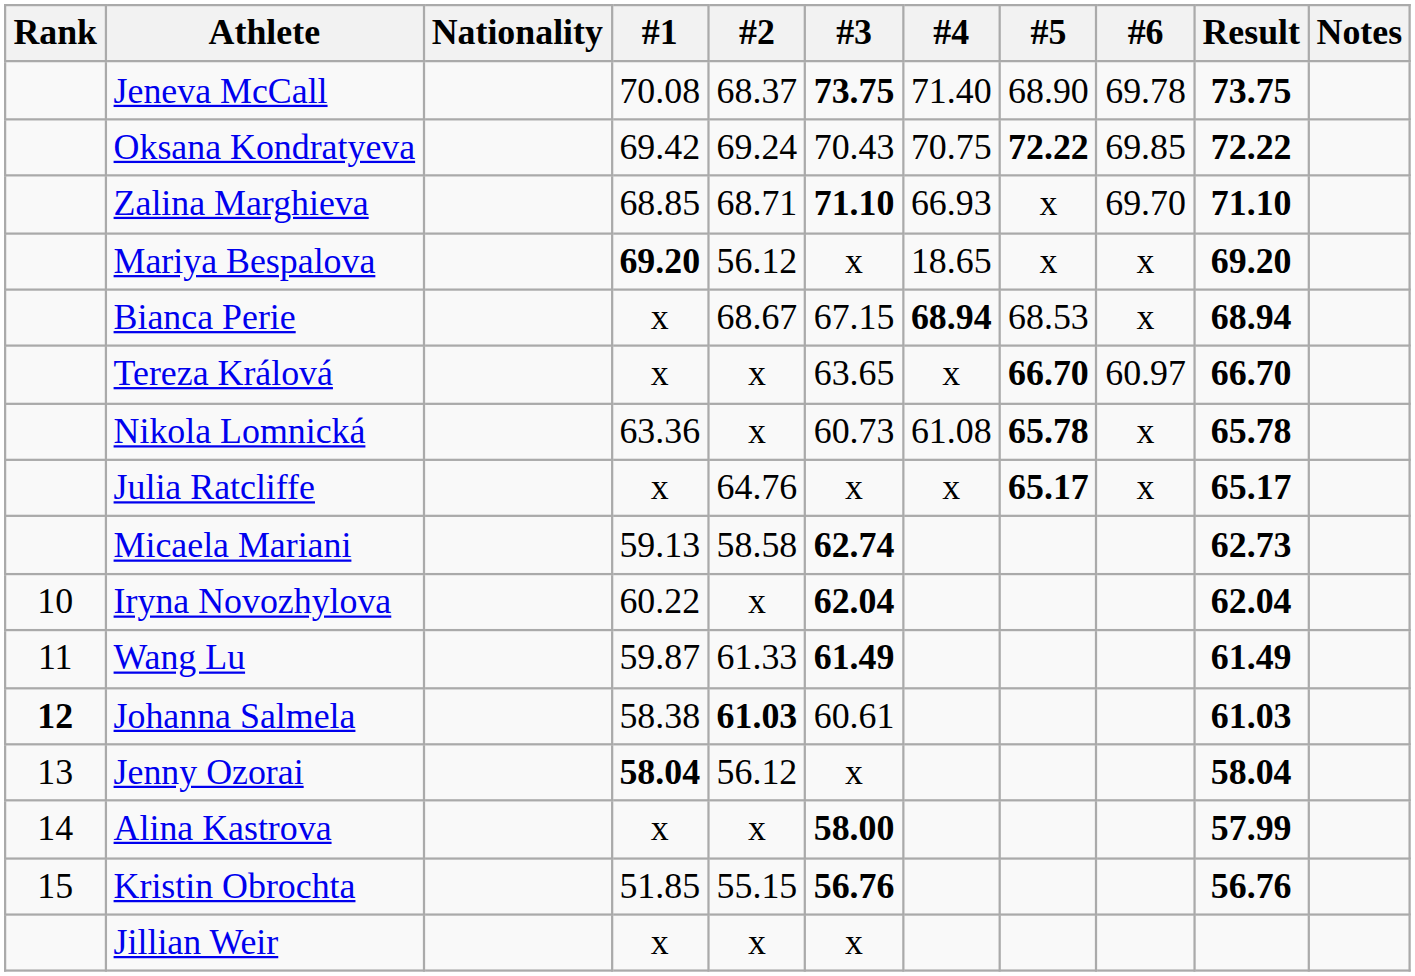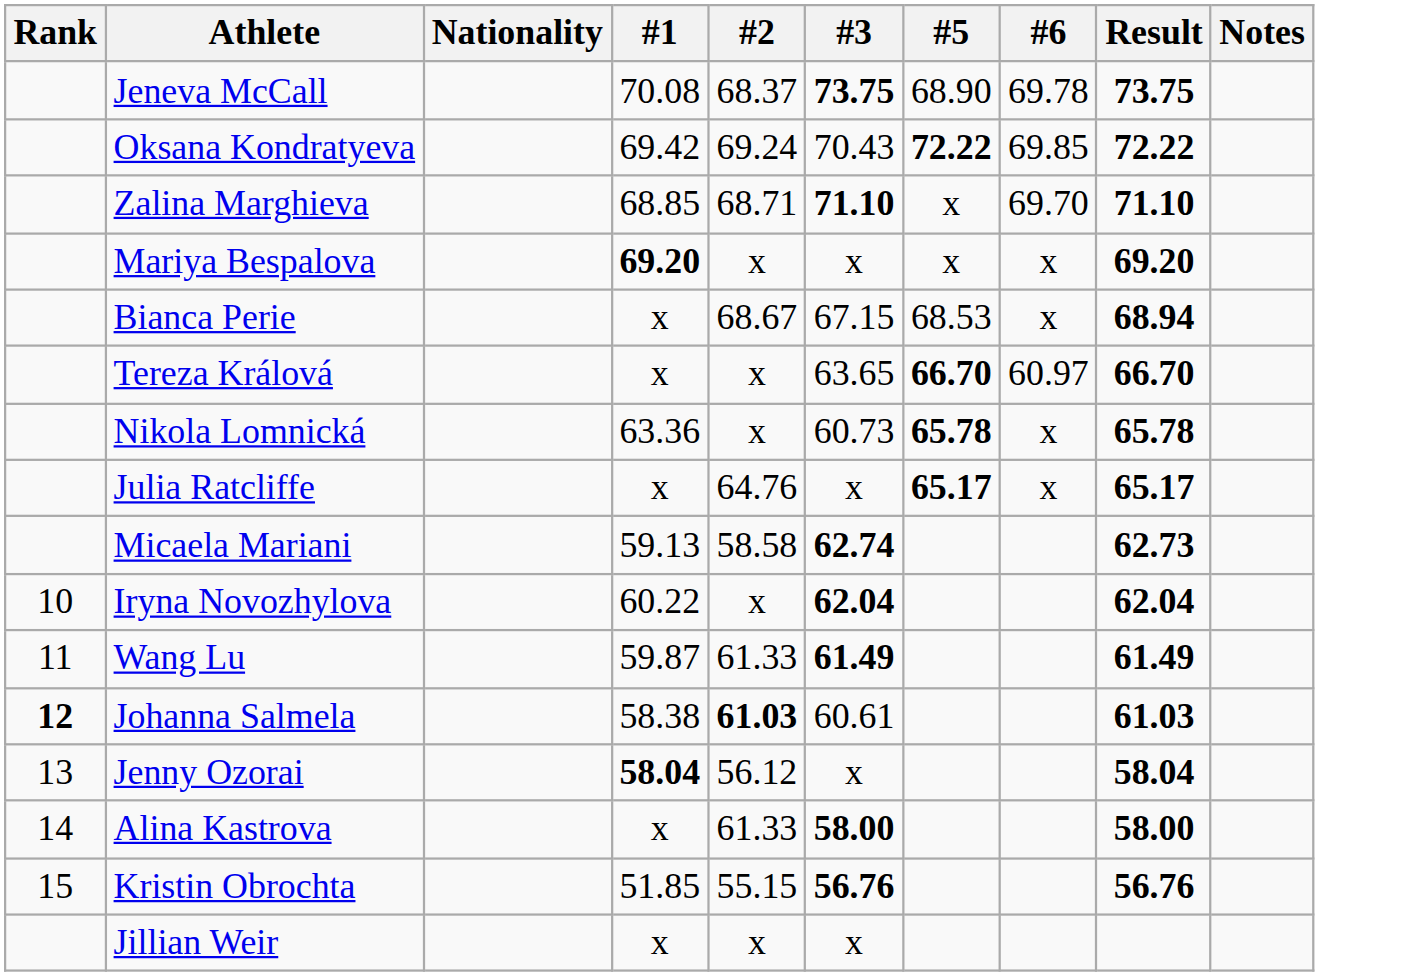- column: (951, 32)
(757, 260) 56.12 -> (757, 260) x
(757, 828) x -> (757, 828) 61.33
(1251, 828) 57.99 -> (1154, 828) 58.00
